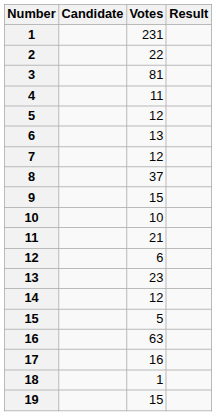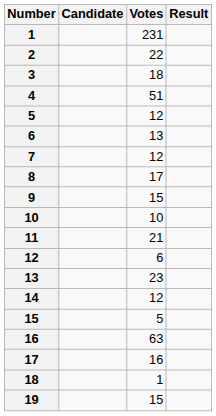(156, 75) 81 -> (156, 75) 18
(157, 95) 11 -> (156, 95) 51
(156, 177) 37 -> (156, 177) 17
